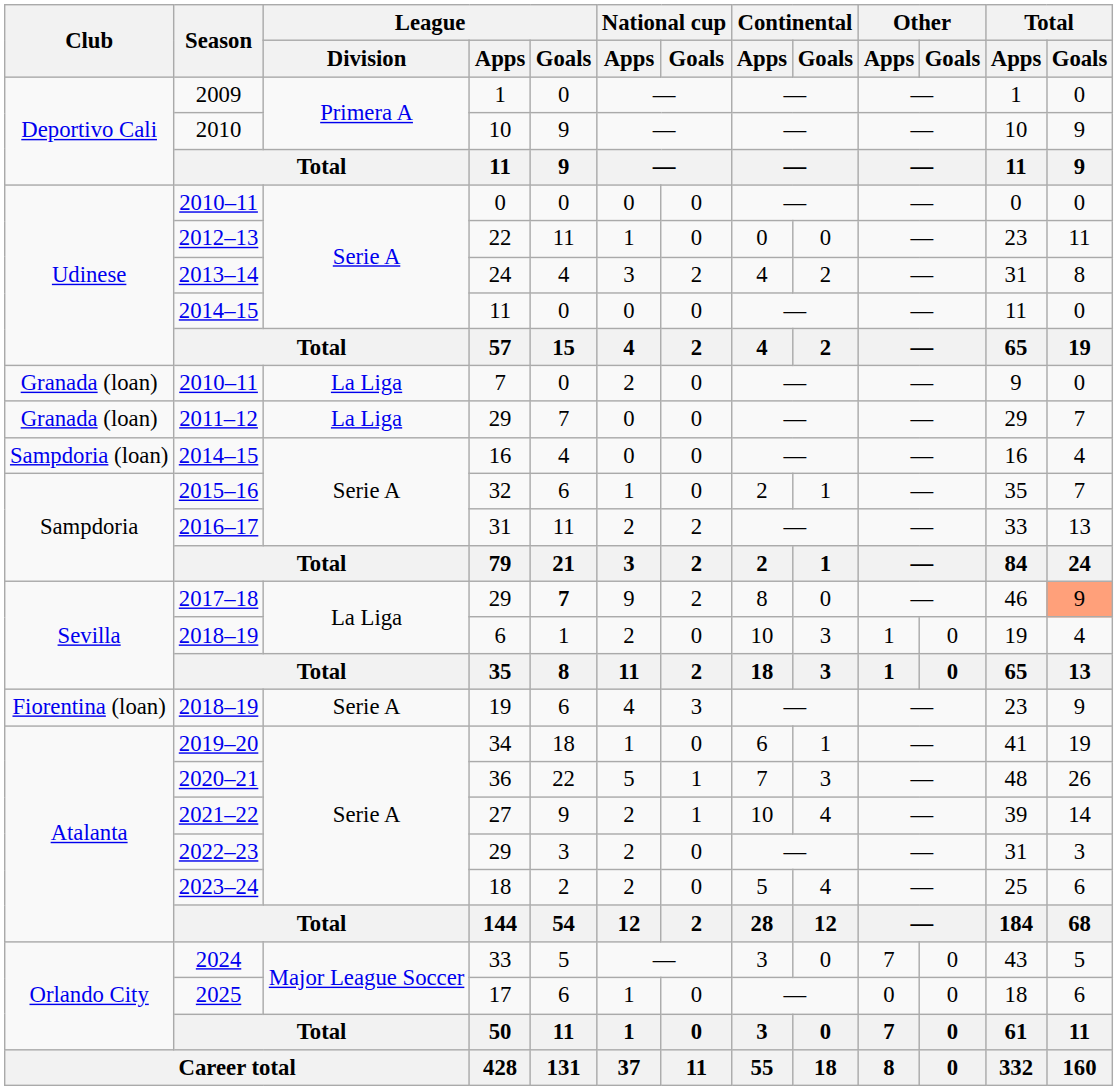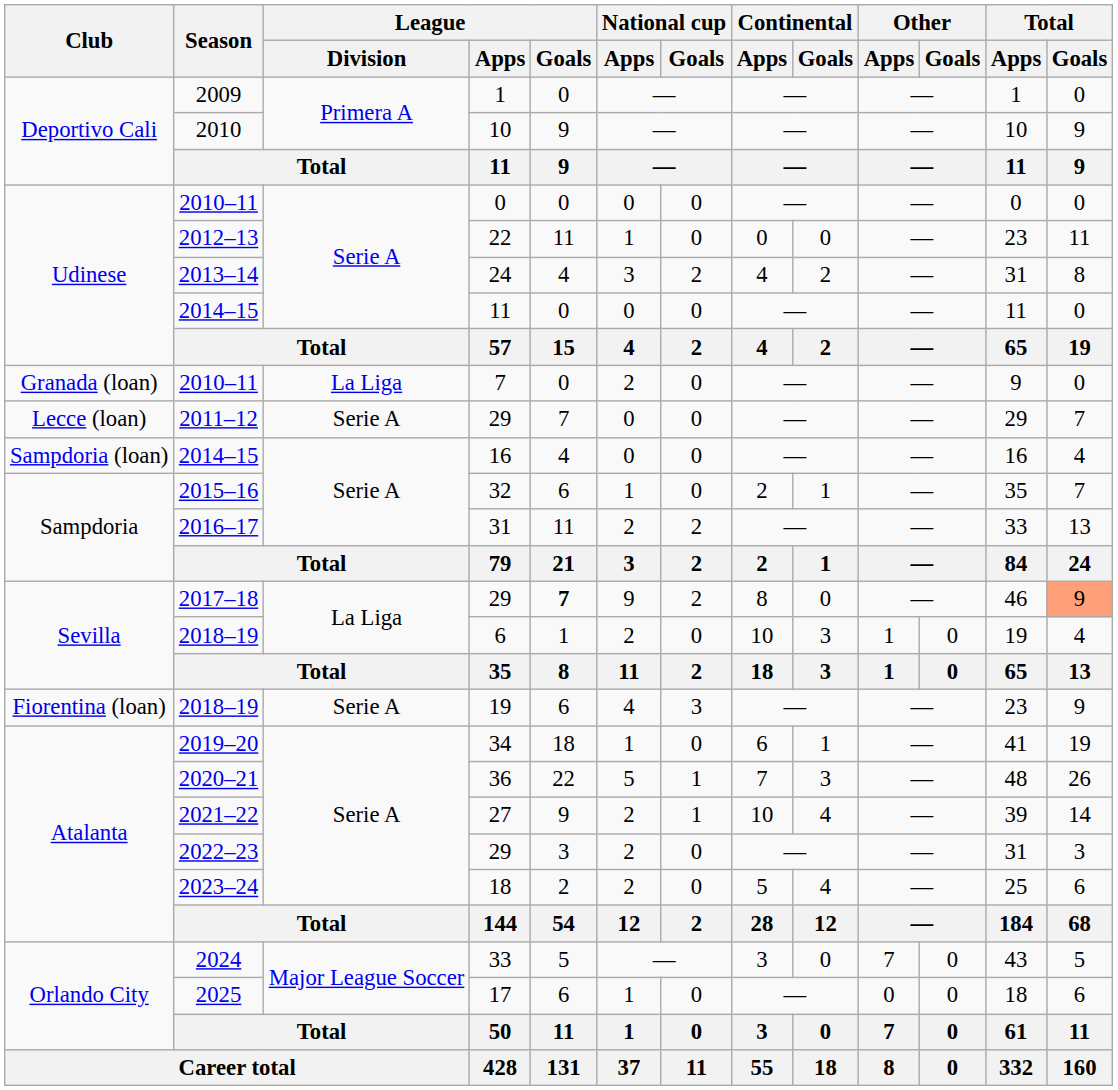(89, 418) Granada (loan) -> (89, 418) Lecce (loan)
(367, 418) La Liga -> (367, 418) Serie A
